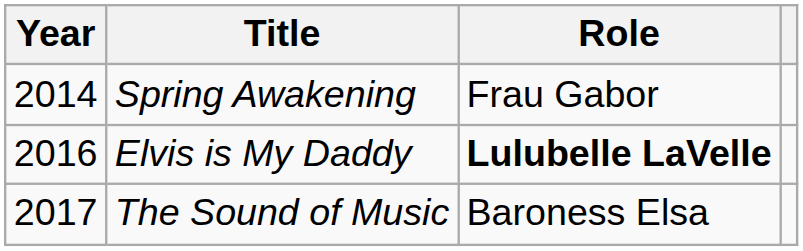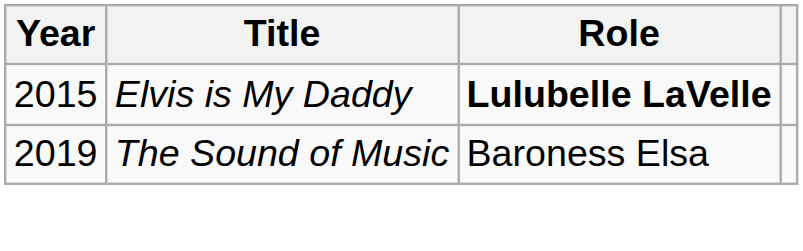- row: (265, 93)
(56, 153) 2016 -> (56, 93) 2015
(56, 213) 2017 -> (56, 153) 2019
